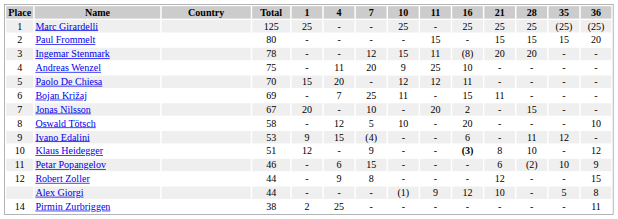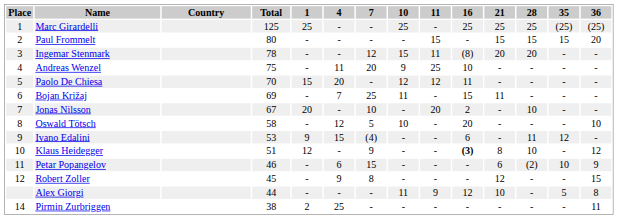(532, 109) 15 -> (532, 109) 10
(271, 179) 44 -> (271, 179) 45
(403, 193) (1) -> (403, 193) 11
